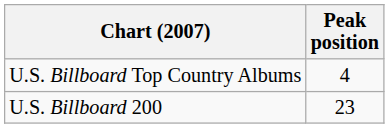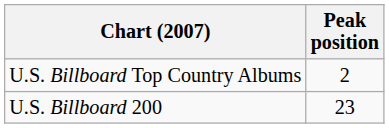(345, 75) 4 -> (345, 75) 2
